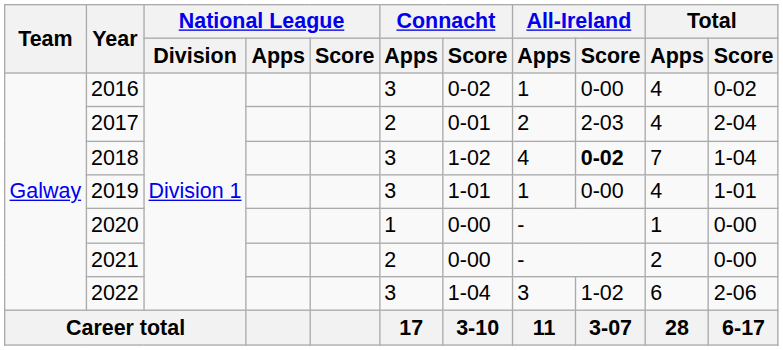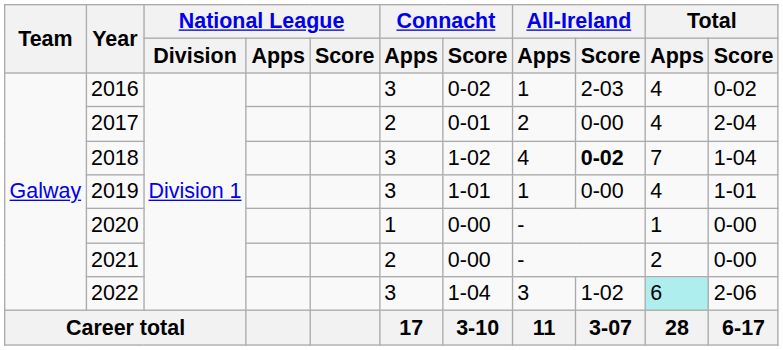(602, 89) 0-00 -> (602, 89) 2-03
(602, 123) 2-03 -> (602, 123) 0-00
(656, 293) no background -> (656, 293) paleturquoise background
